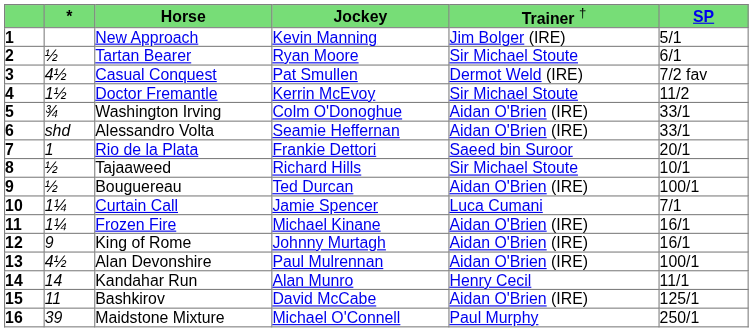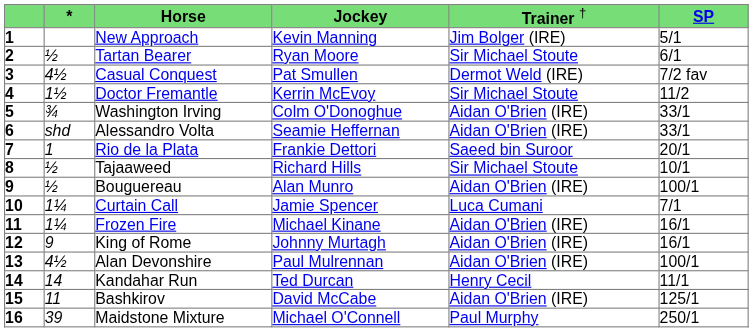(313, 186) Ted Durcan -> (313, 186) Alan Munro
(313, 280) Alan Munro -> (313, 280) Ted Durcan
